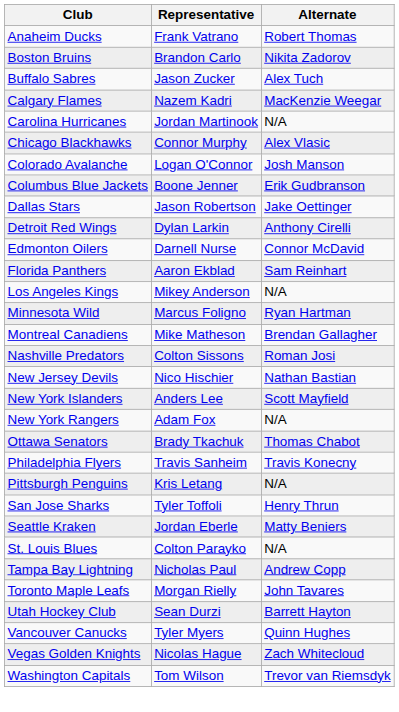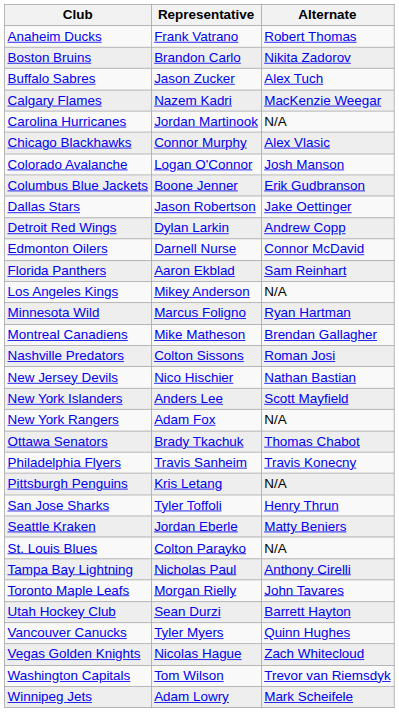(308, 228) Anthony Cirelli -> (305, 228) Andrew Copp
(305, 569) Andrew Copp -> (308, 569) Anthony Cirelli
+ row: (50, 697)
